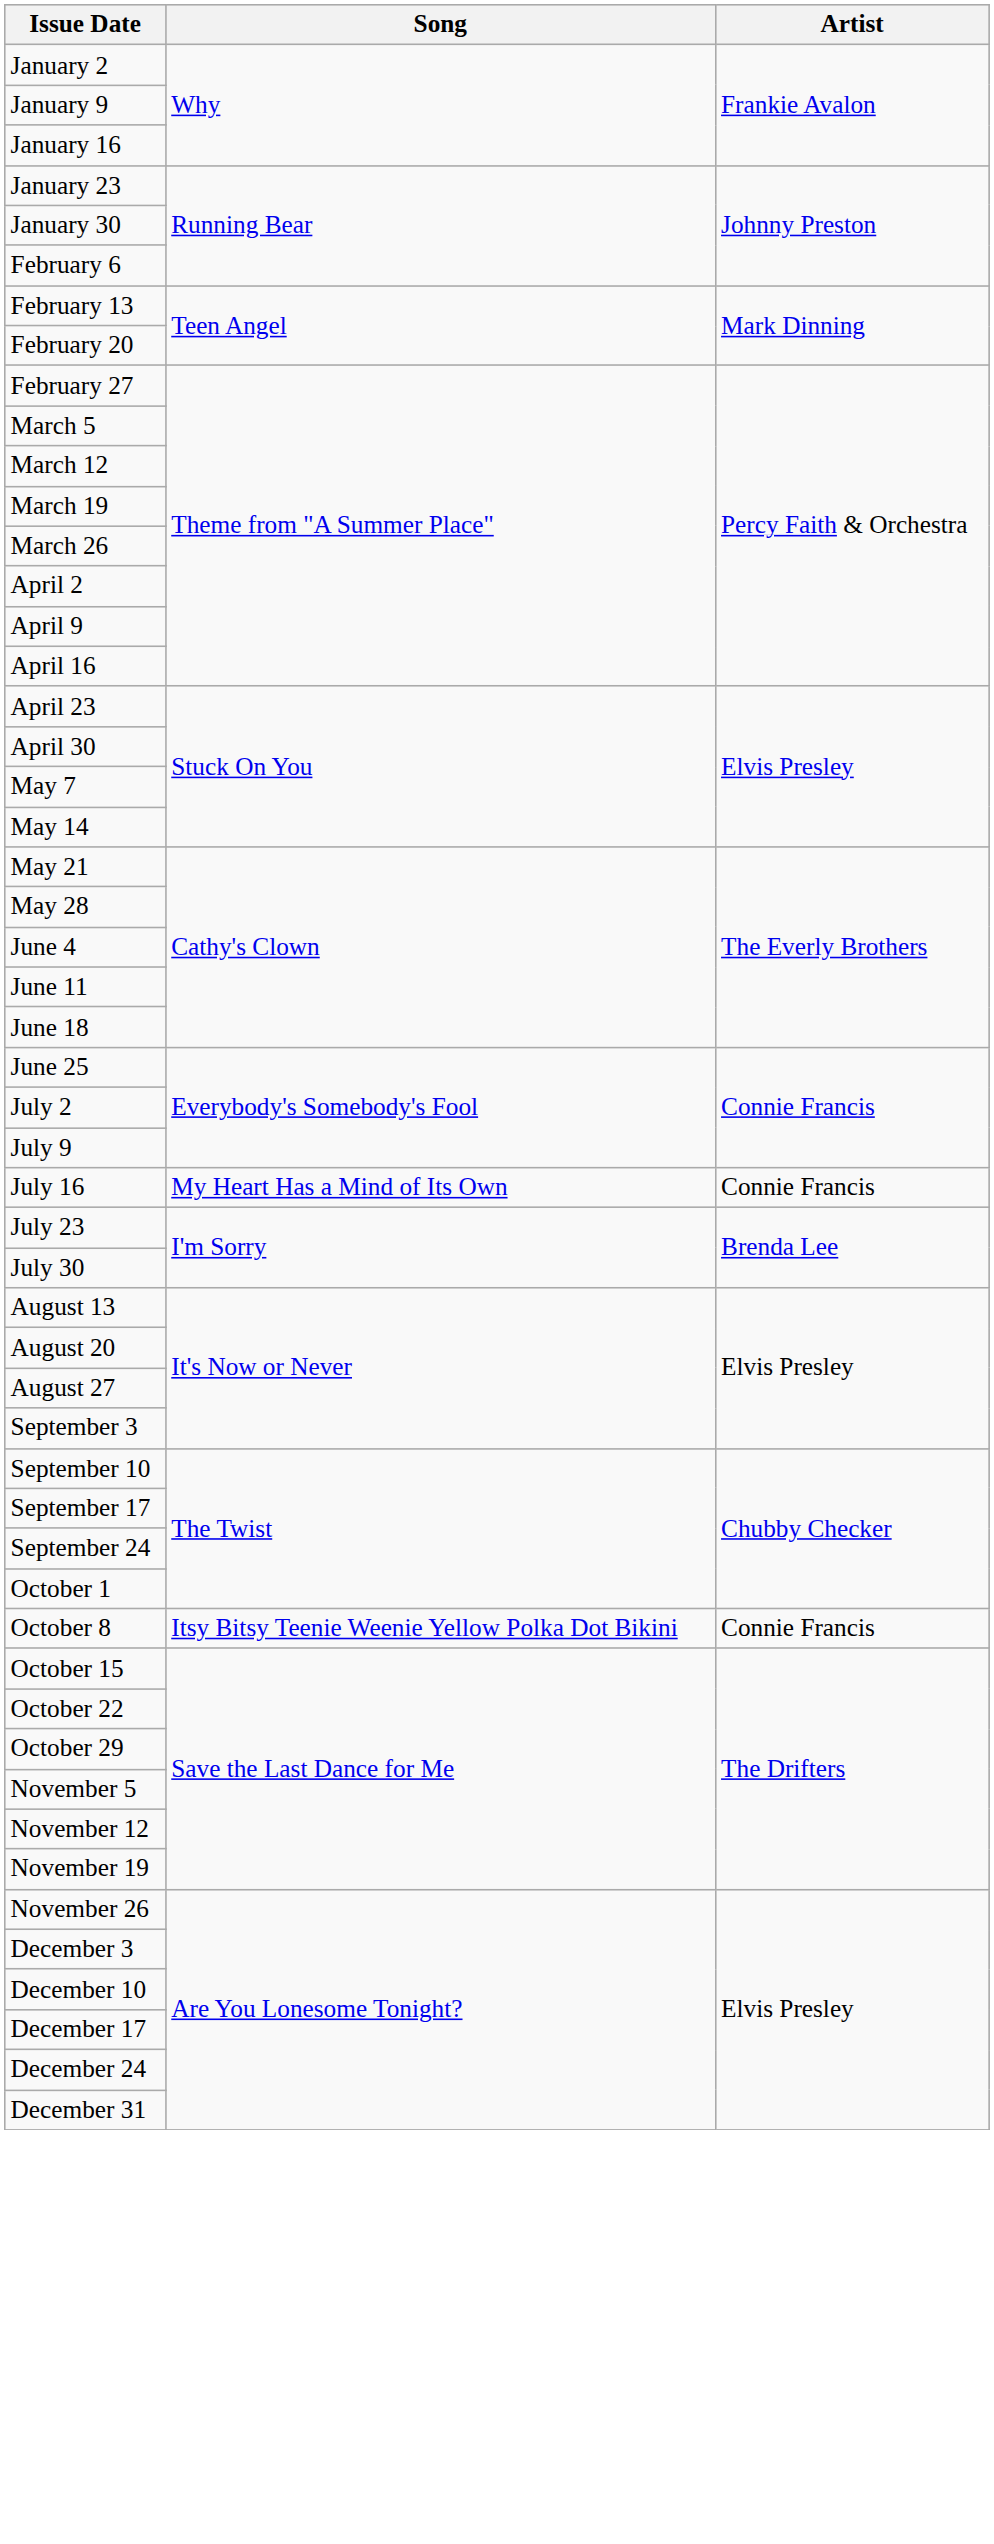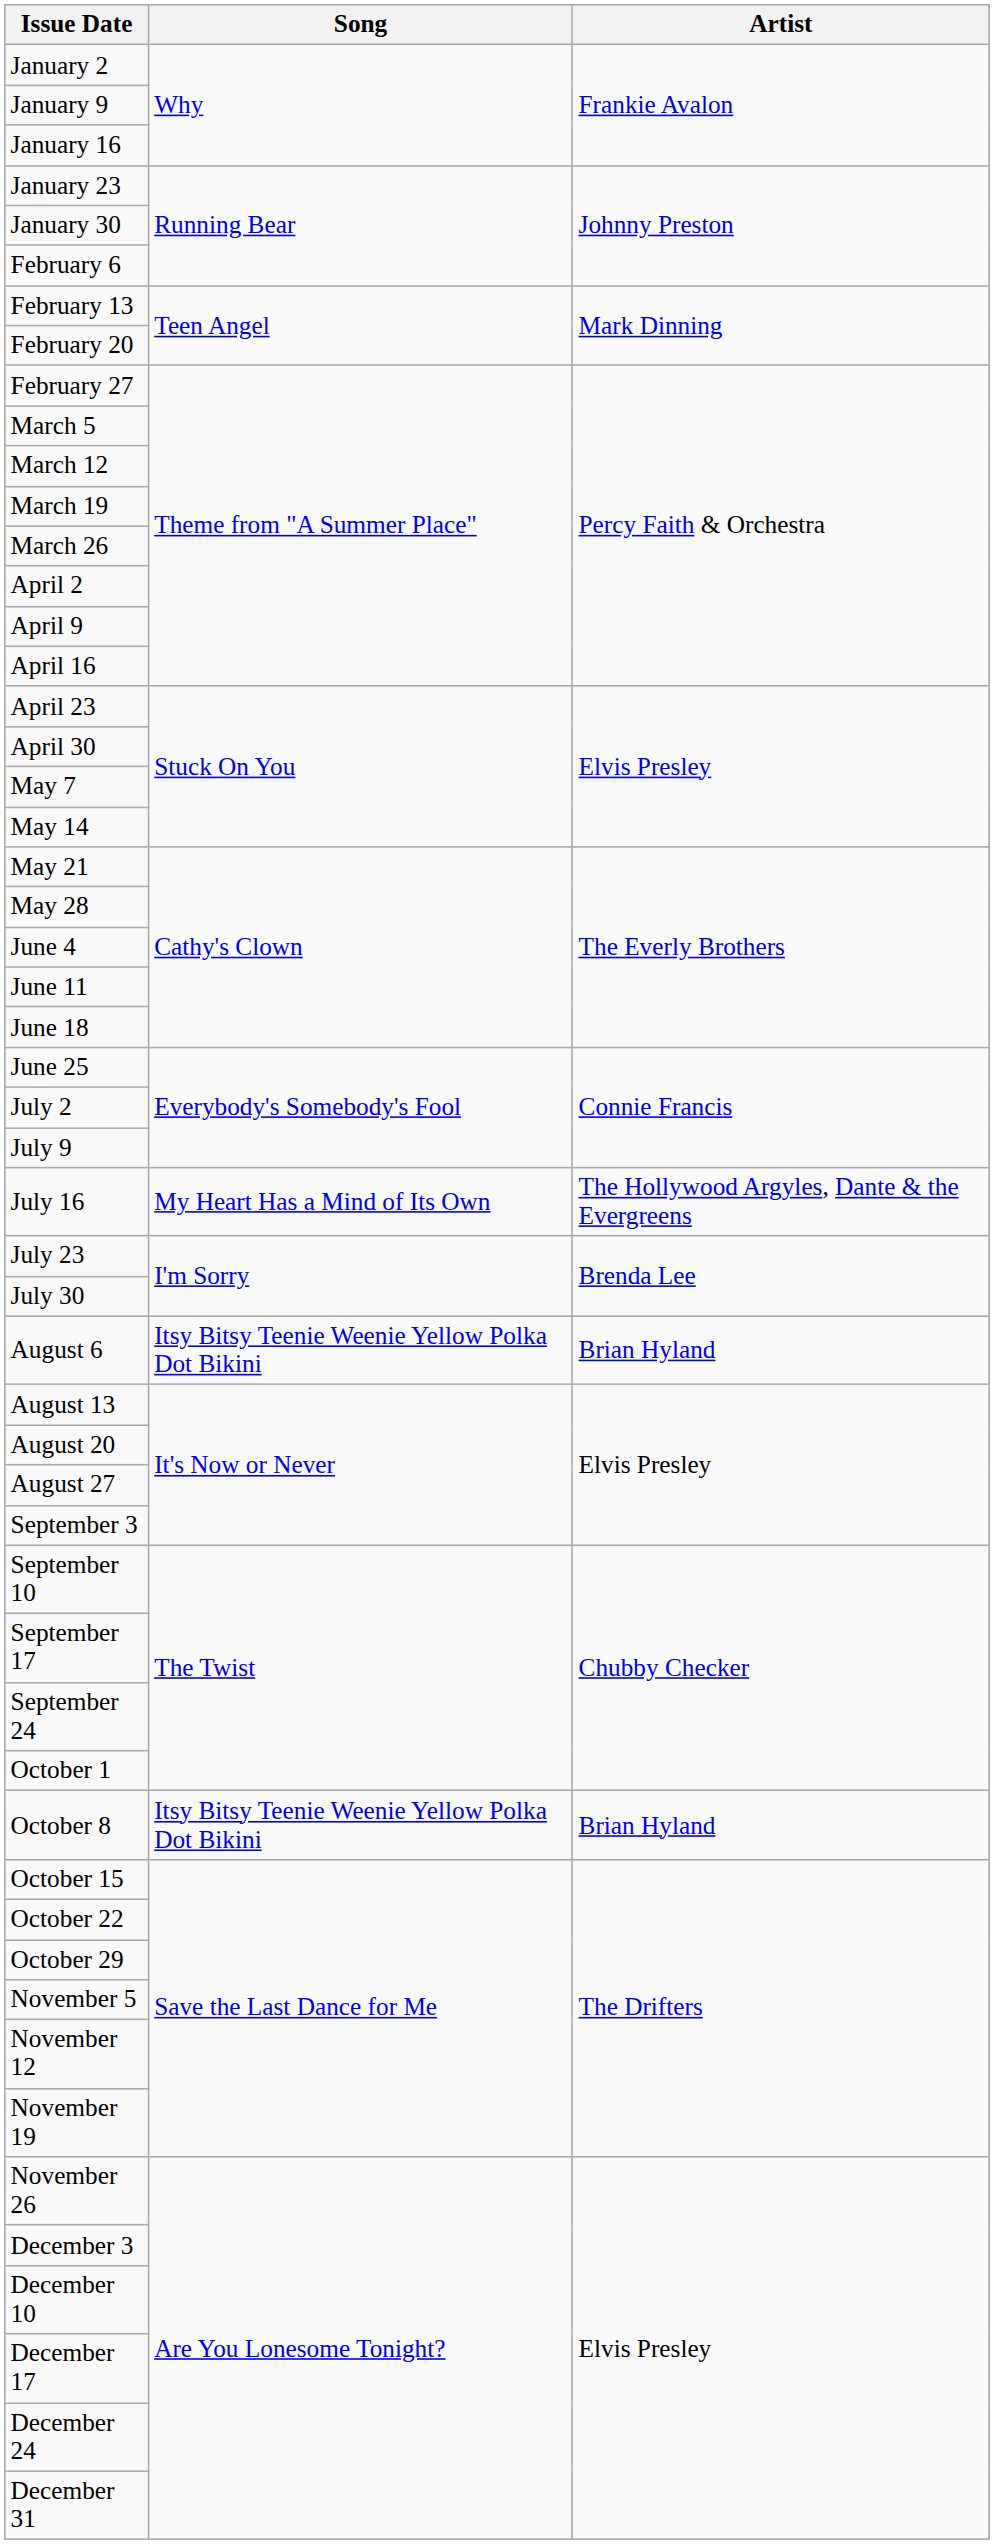(798, 1187) Connie Francis -> (769, 1201) The Hollywood Argyles, Dante & the Evergreens
+ row: (57, 1350)
(798, 1628) Connie Francis -> (647, 1824) Brian Hyland
